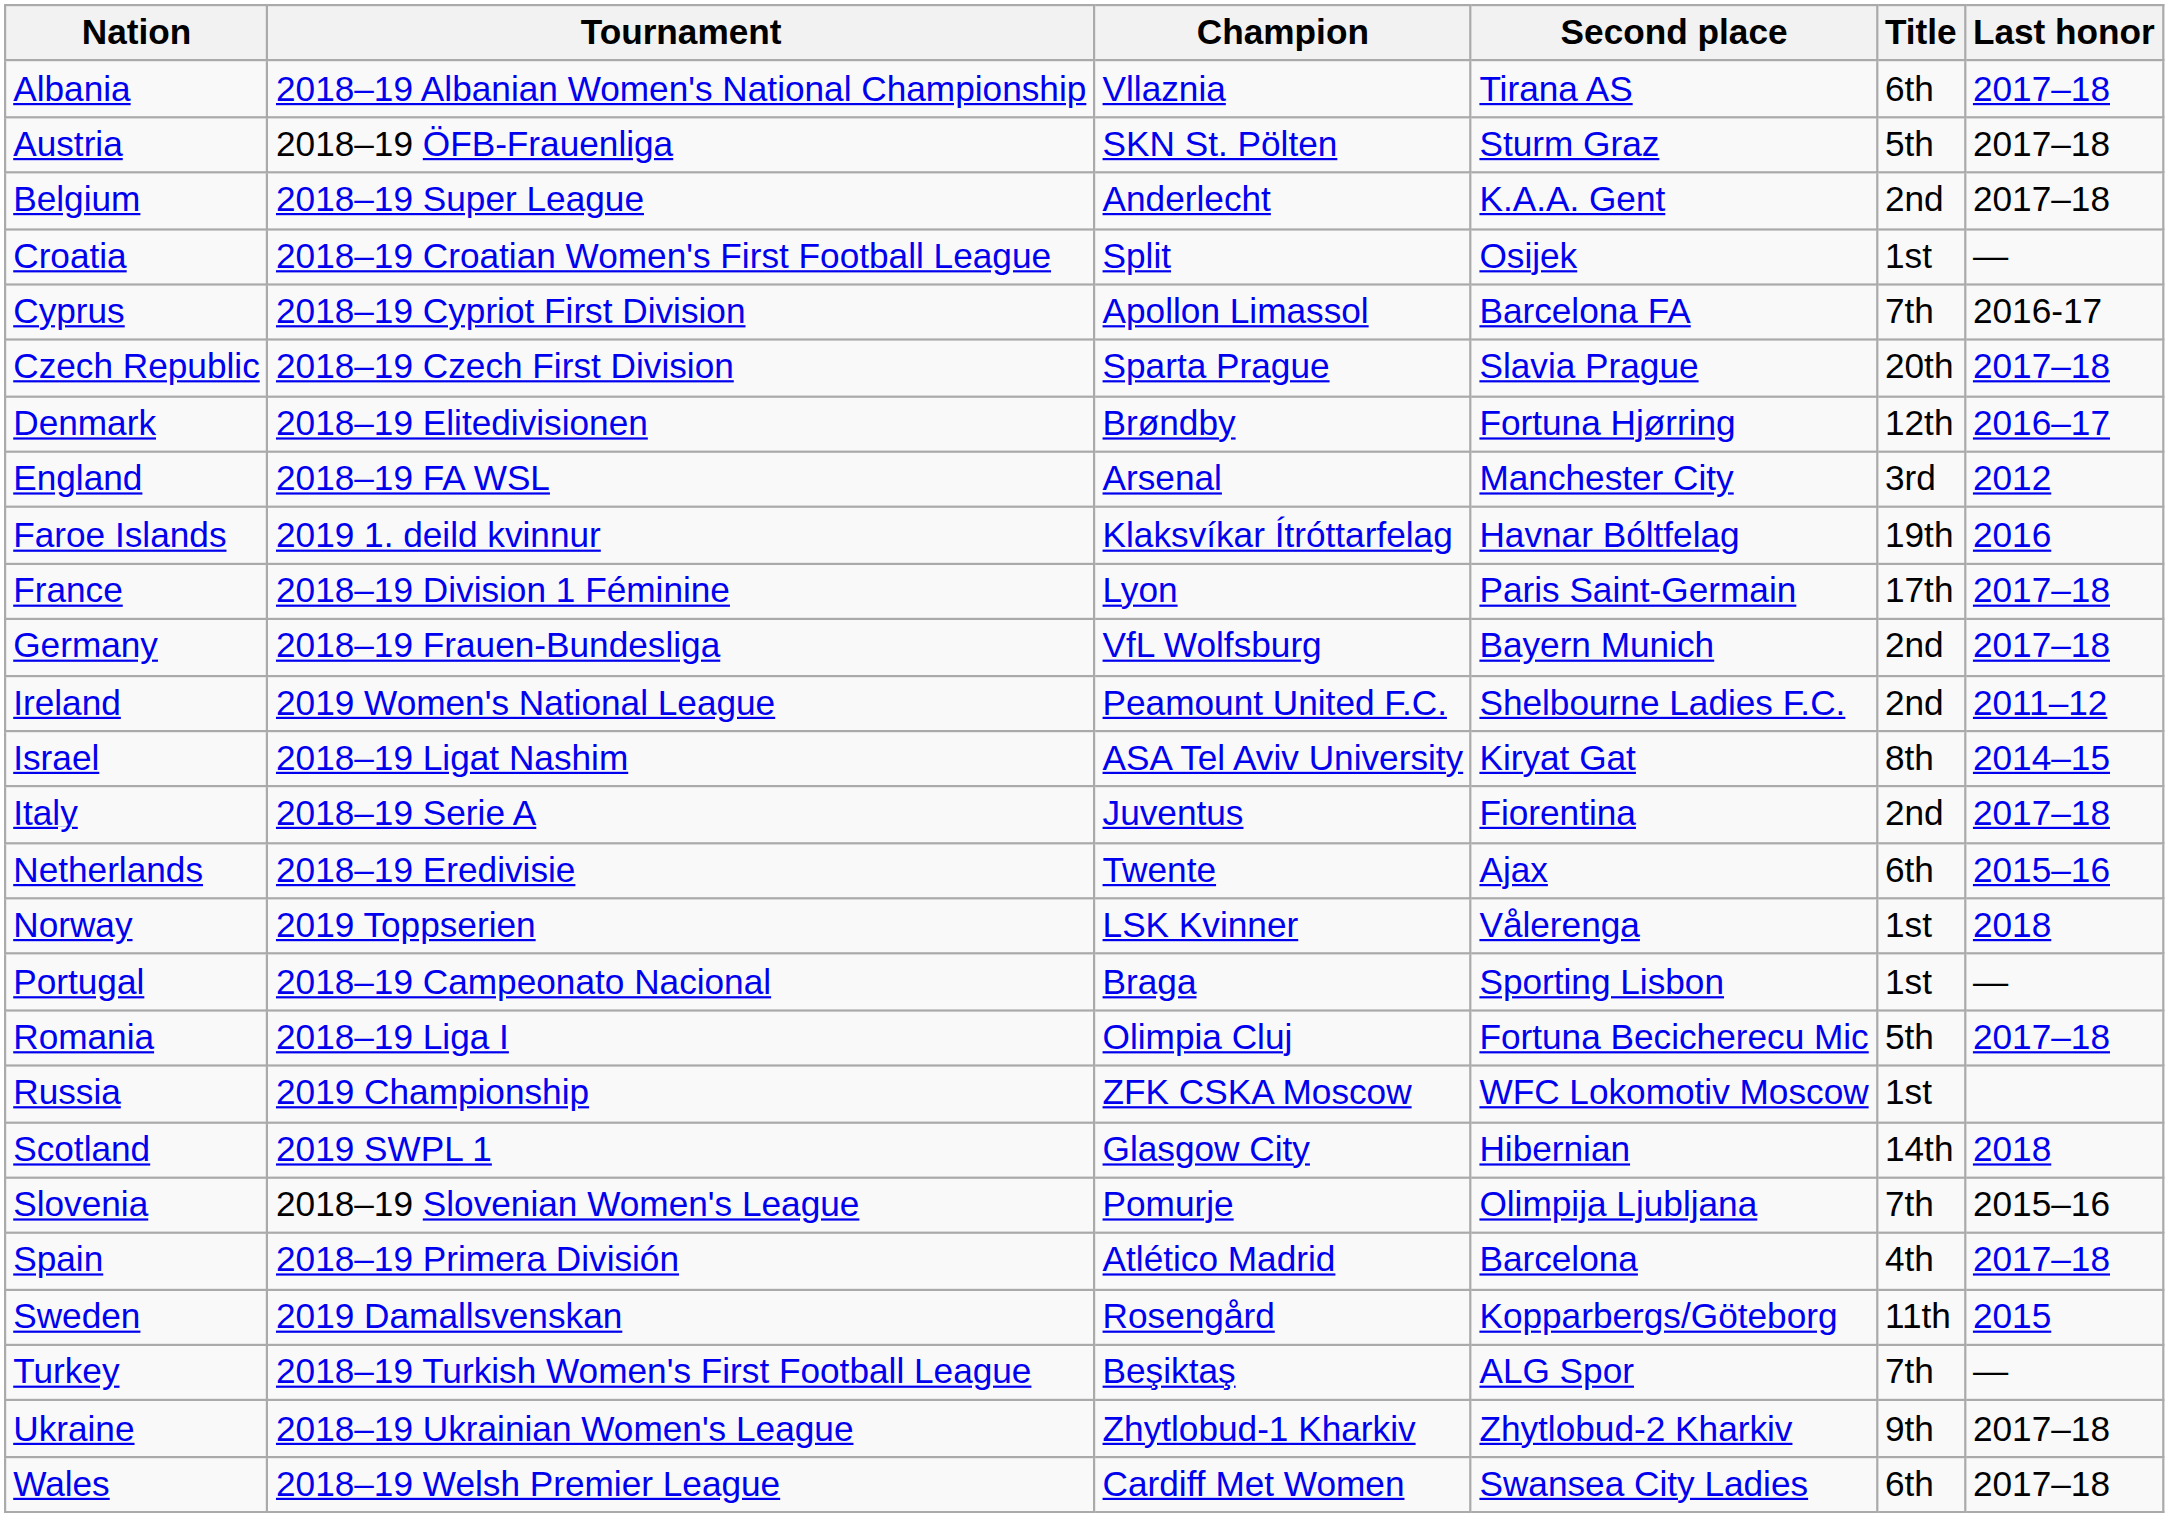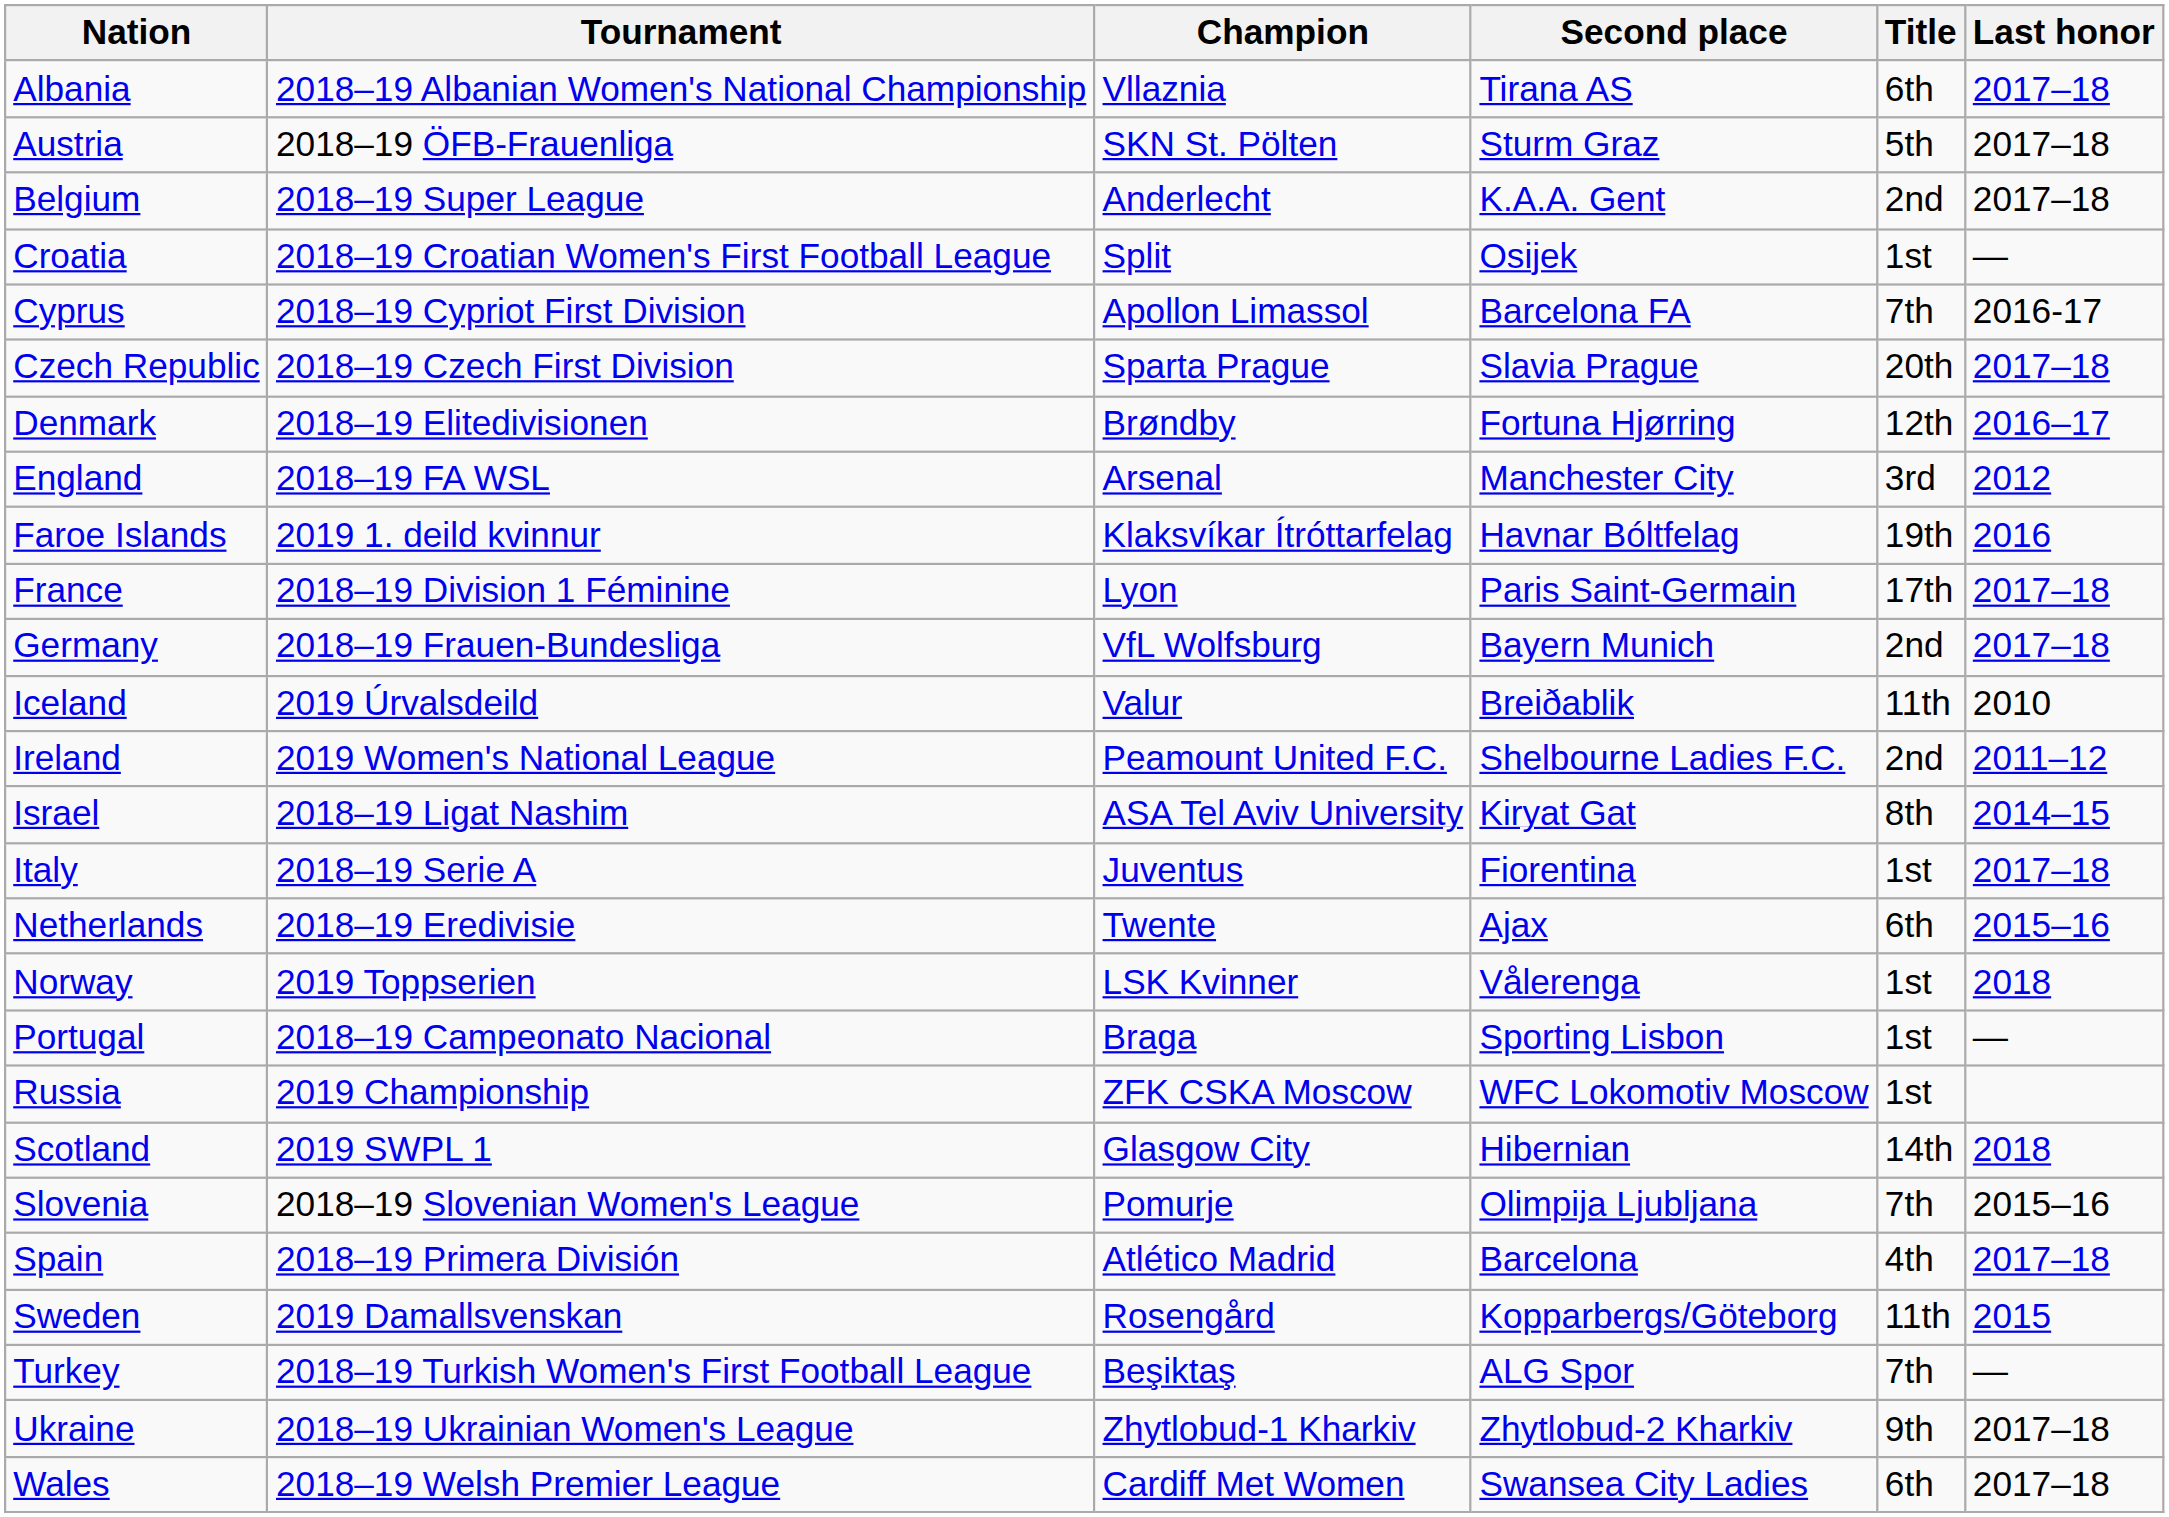+ row: (70, 702)
(1914, 813) 2nd -> (1908, 869) 1st
- row: (84, 1037)
